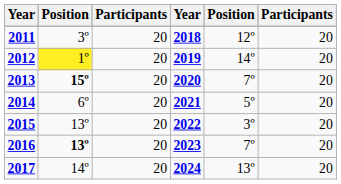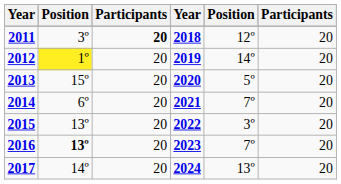(160, 37) normal -> (160, 37) bold
(80, 80) bold -> (80, 80) normal
(249, 80) 7º -> (249, 80) 5º
(249, 102) 5º -> (249, 102) 7º
